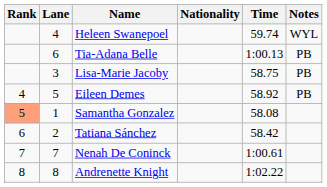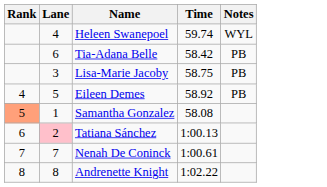- column: (210, 14)
(264, 53) 1:00.13 -> (199, 53) 58.42
(56, 133) no background -> (56, 133) pink background
(264, 133) 58.42 -> (199, 133) 1:00.13
